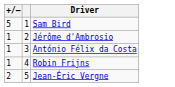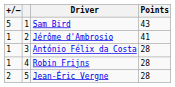+ column: (155, 11)
